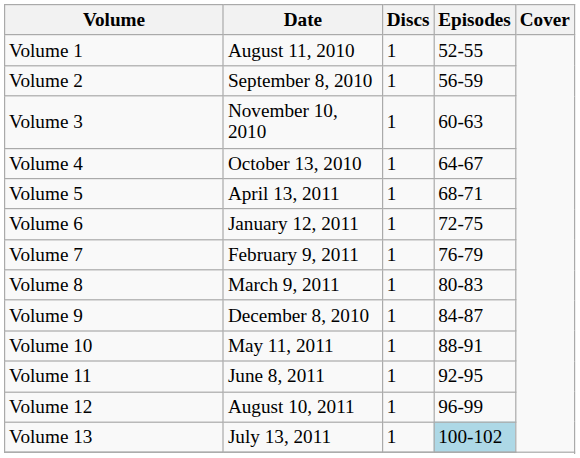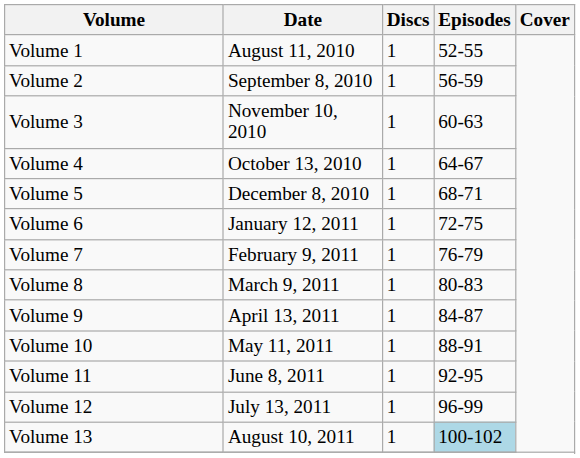(284, 193) April 13, 2011 -> (299, 193) December 8, 2010
(299, 315) December 8, 2010 -> (284, 315) April 13, 2011
(291, 406) August 10, 2011 -> (280, 406) July 13, 2011
(280, 437) July 13, 2011 -> (291, 437) August 10, 2011
